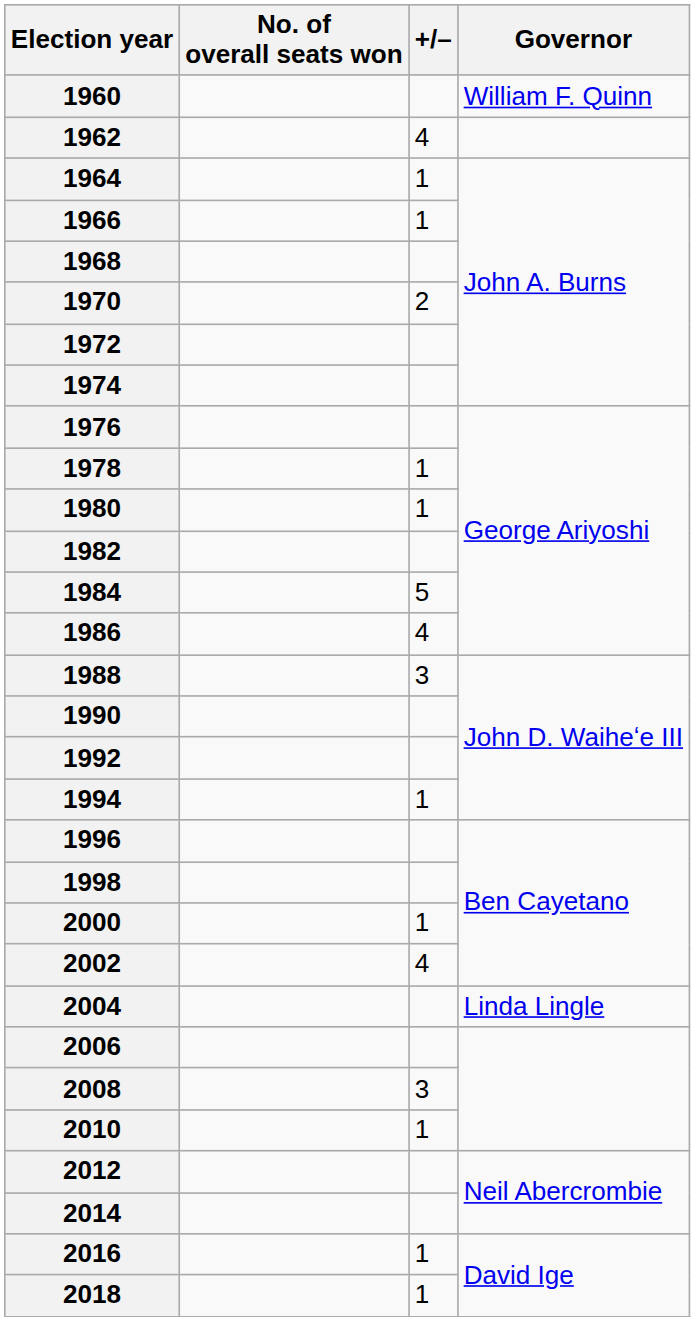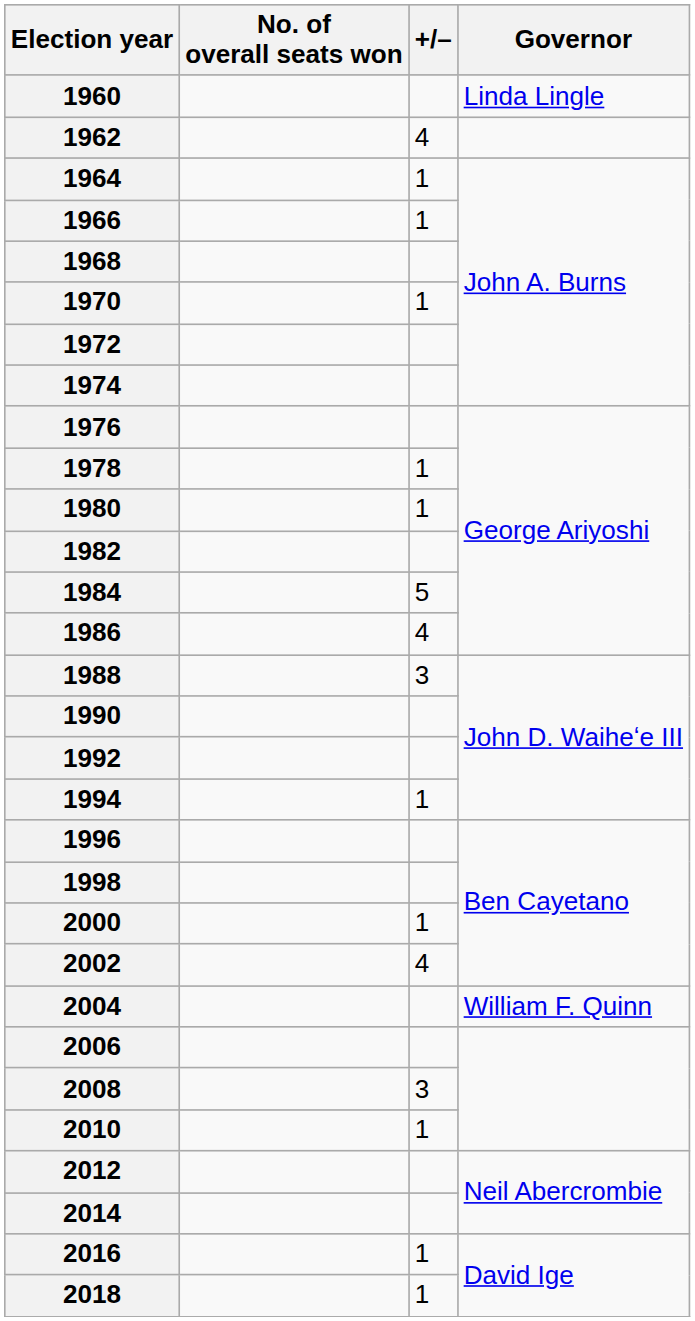(558, 95) William F. Quinn -> (534, 95) Linda Lingle
(422, 302) 2 -> (422, 302) 1
(534, 1005) Linda Lingle -> (558, 1005) William F. Quinn
